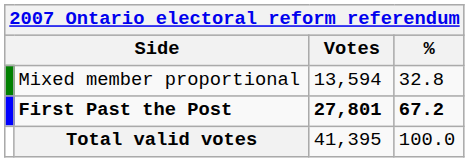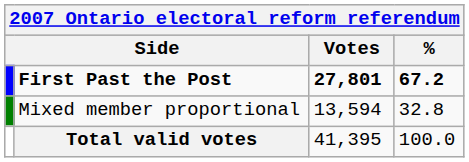rows swapped: (125, 111) <-> (159, 81)
